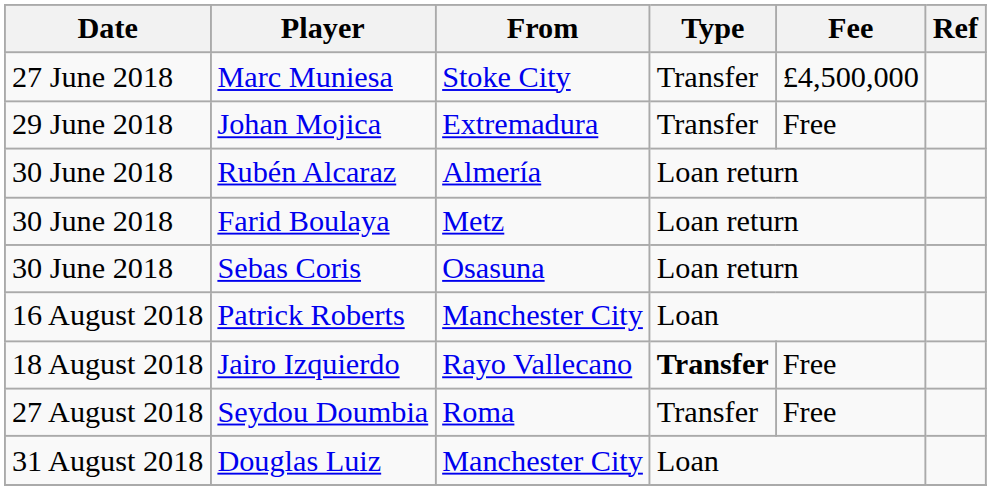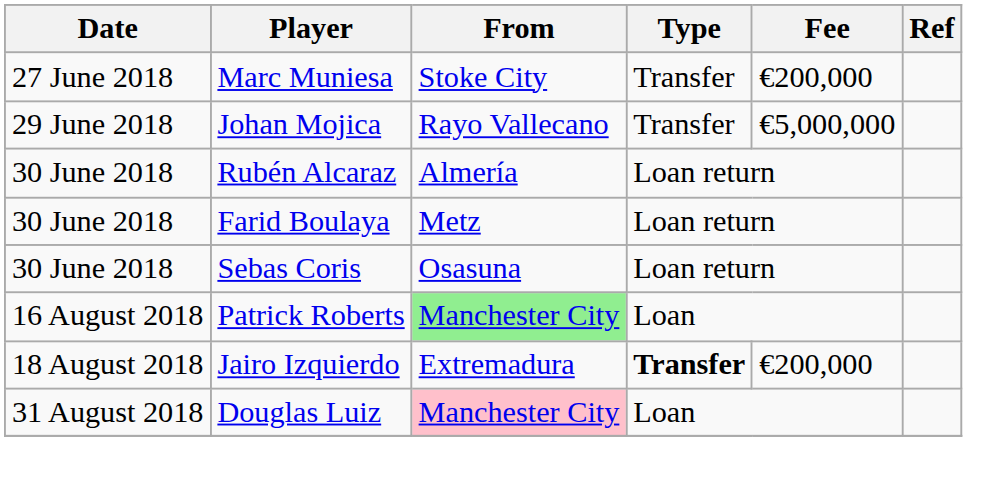(851, 76) £4,500,000 -> (816, 76) €200,000
(520, 124) Extremadura -> (514, 124) Rayo Vallecano
(810, 124) Free -> (827, 124) €5,000,000
(543, 316) no background -> (519, 316) lightgreen background
(537, 364) Rayo Vallecano -> (497, 364) Extremadura
(810, 364) Free -> (816, 364) €200,000
- row: (323, 412)
(543, 460) no background -> (519, 412) pink background
